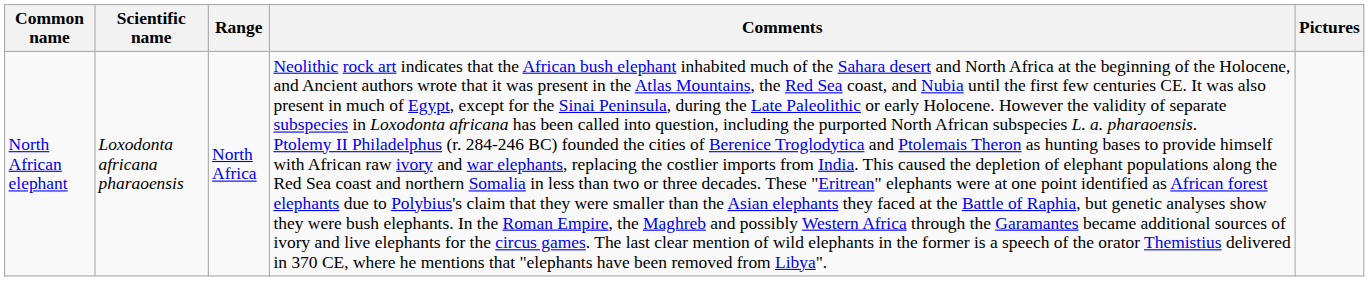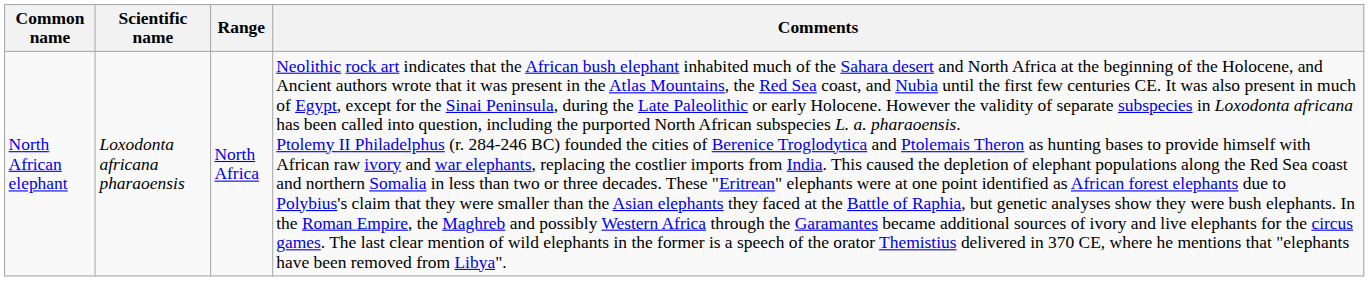- column: (1329, 28)
